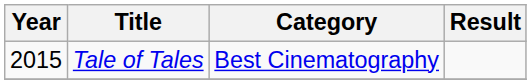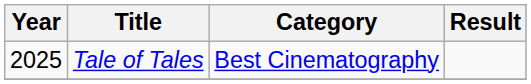(36, 60) 2015 -> (36, 60) 2025
